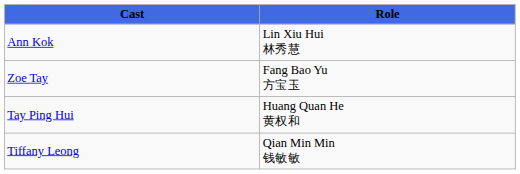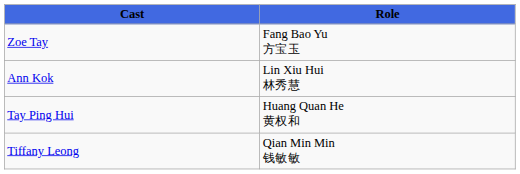rows swapped: (28, 78) <-> (30, 42)
